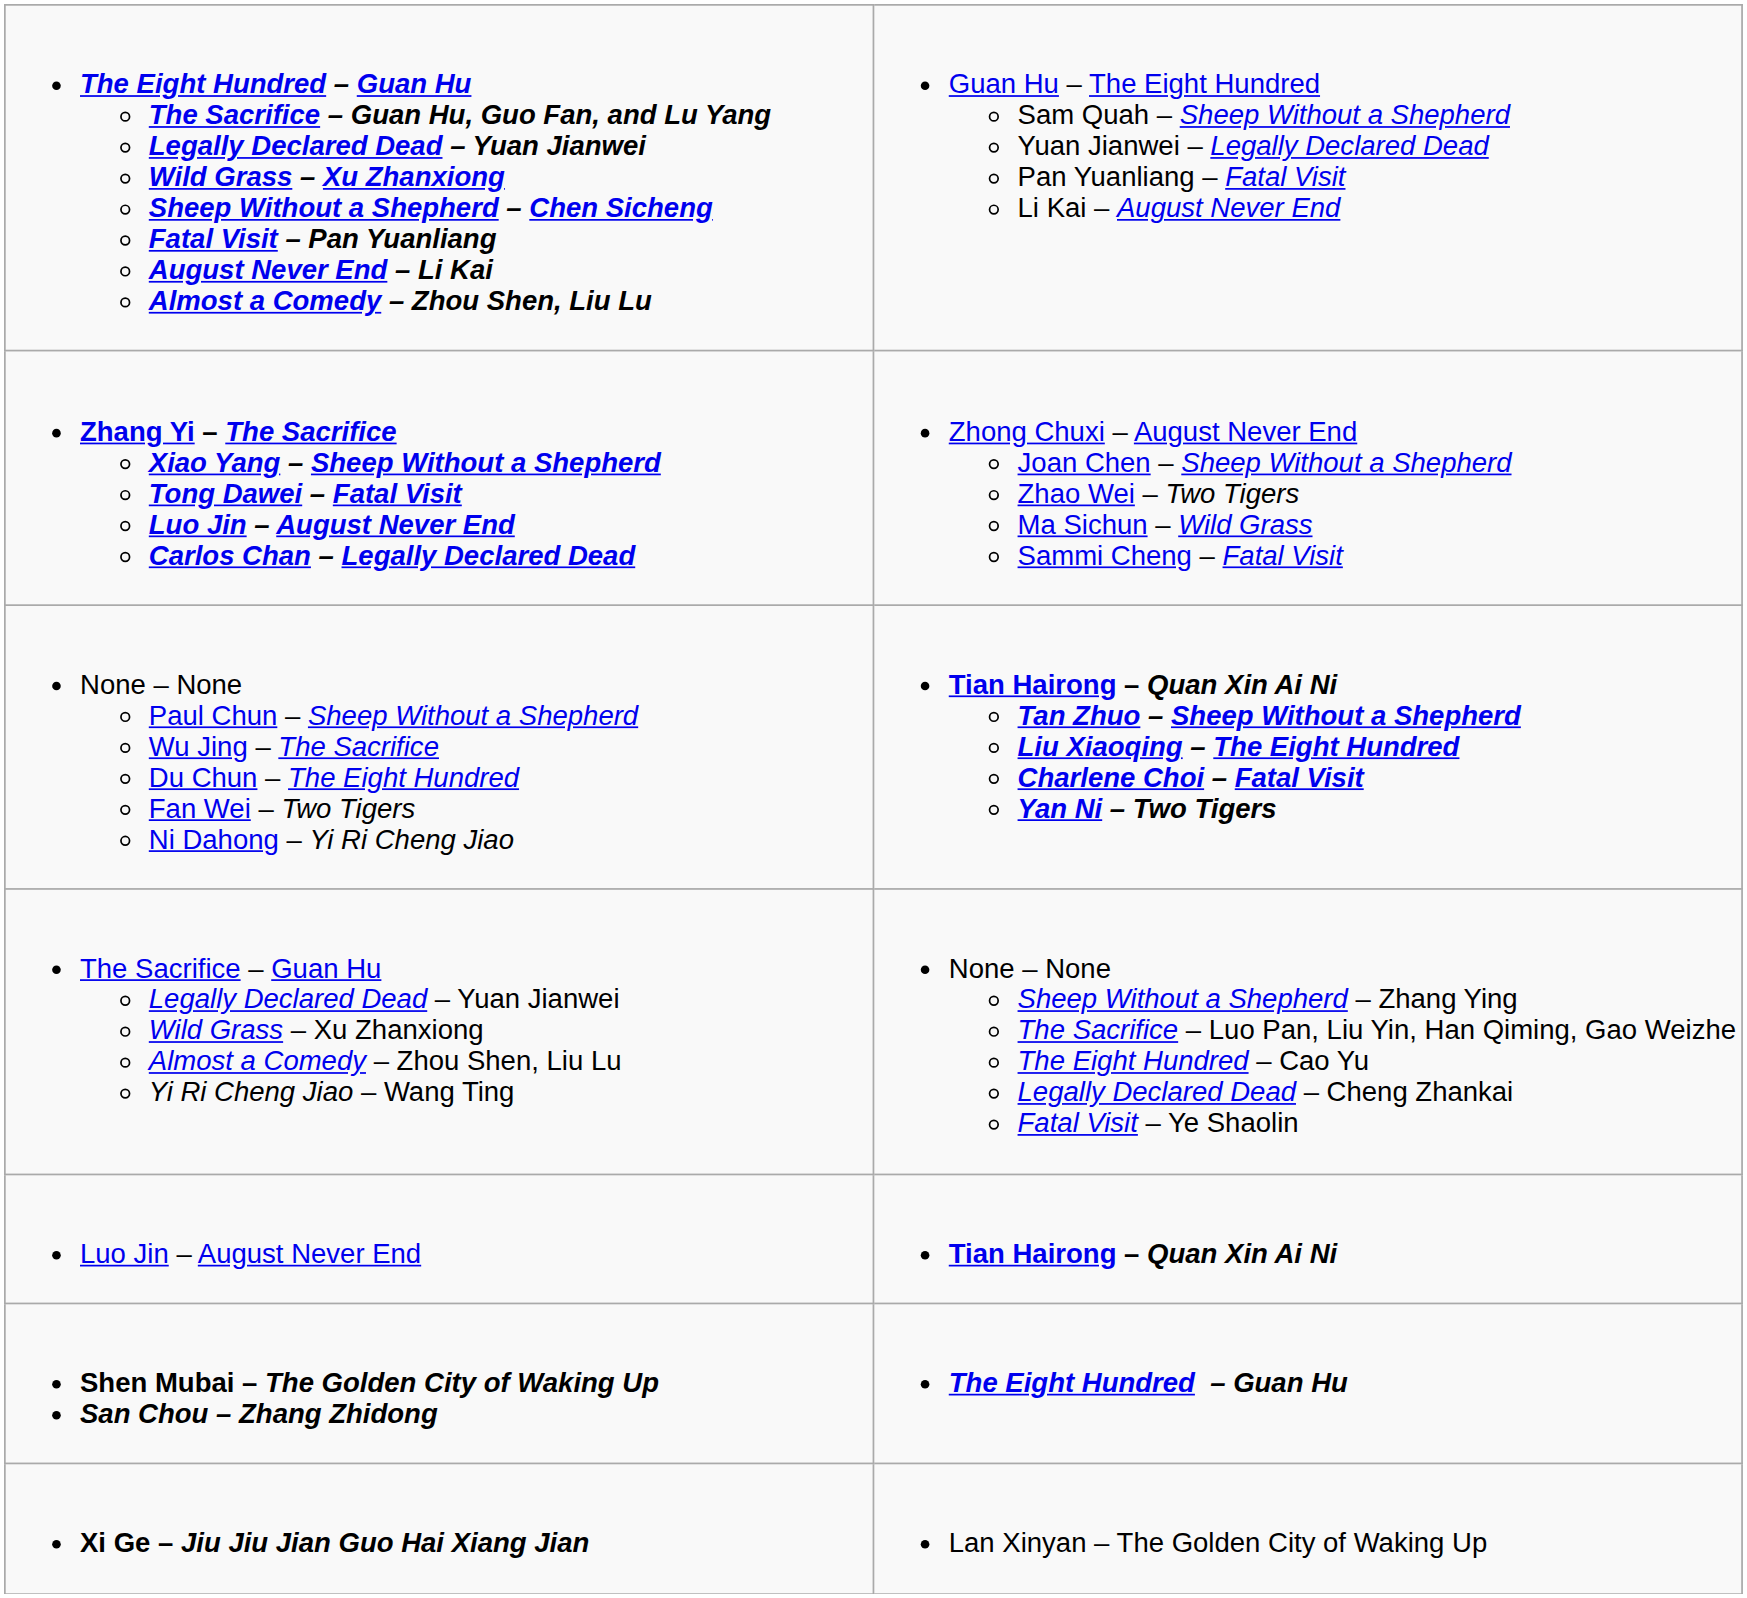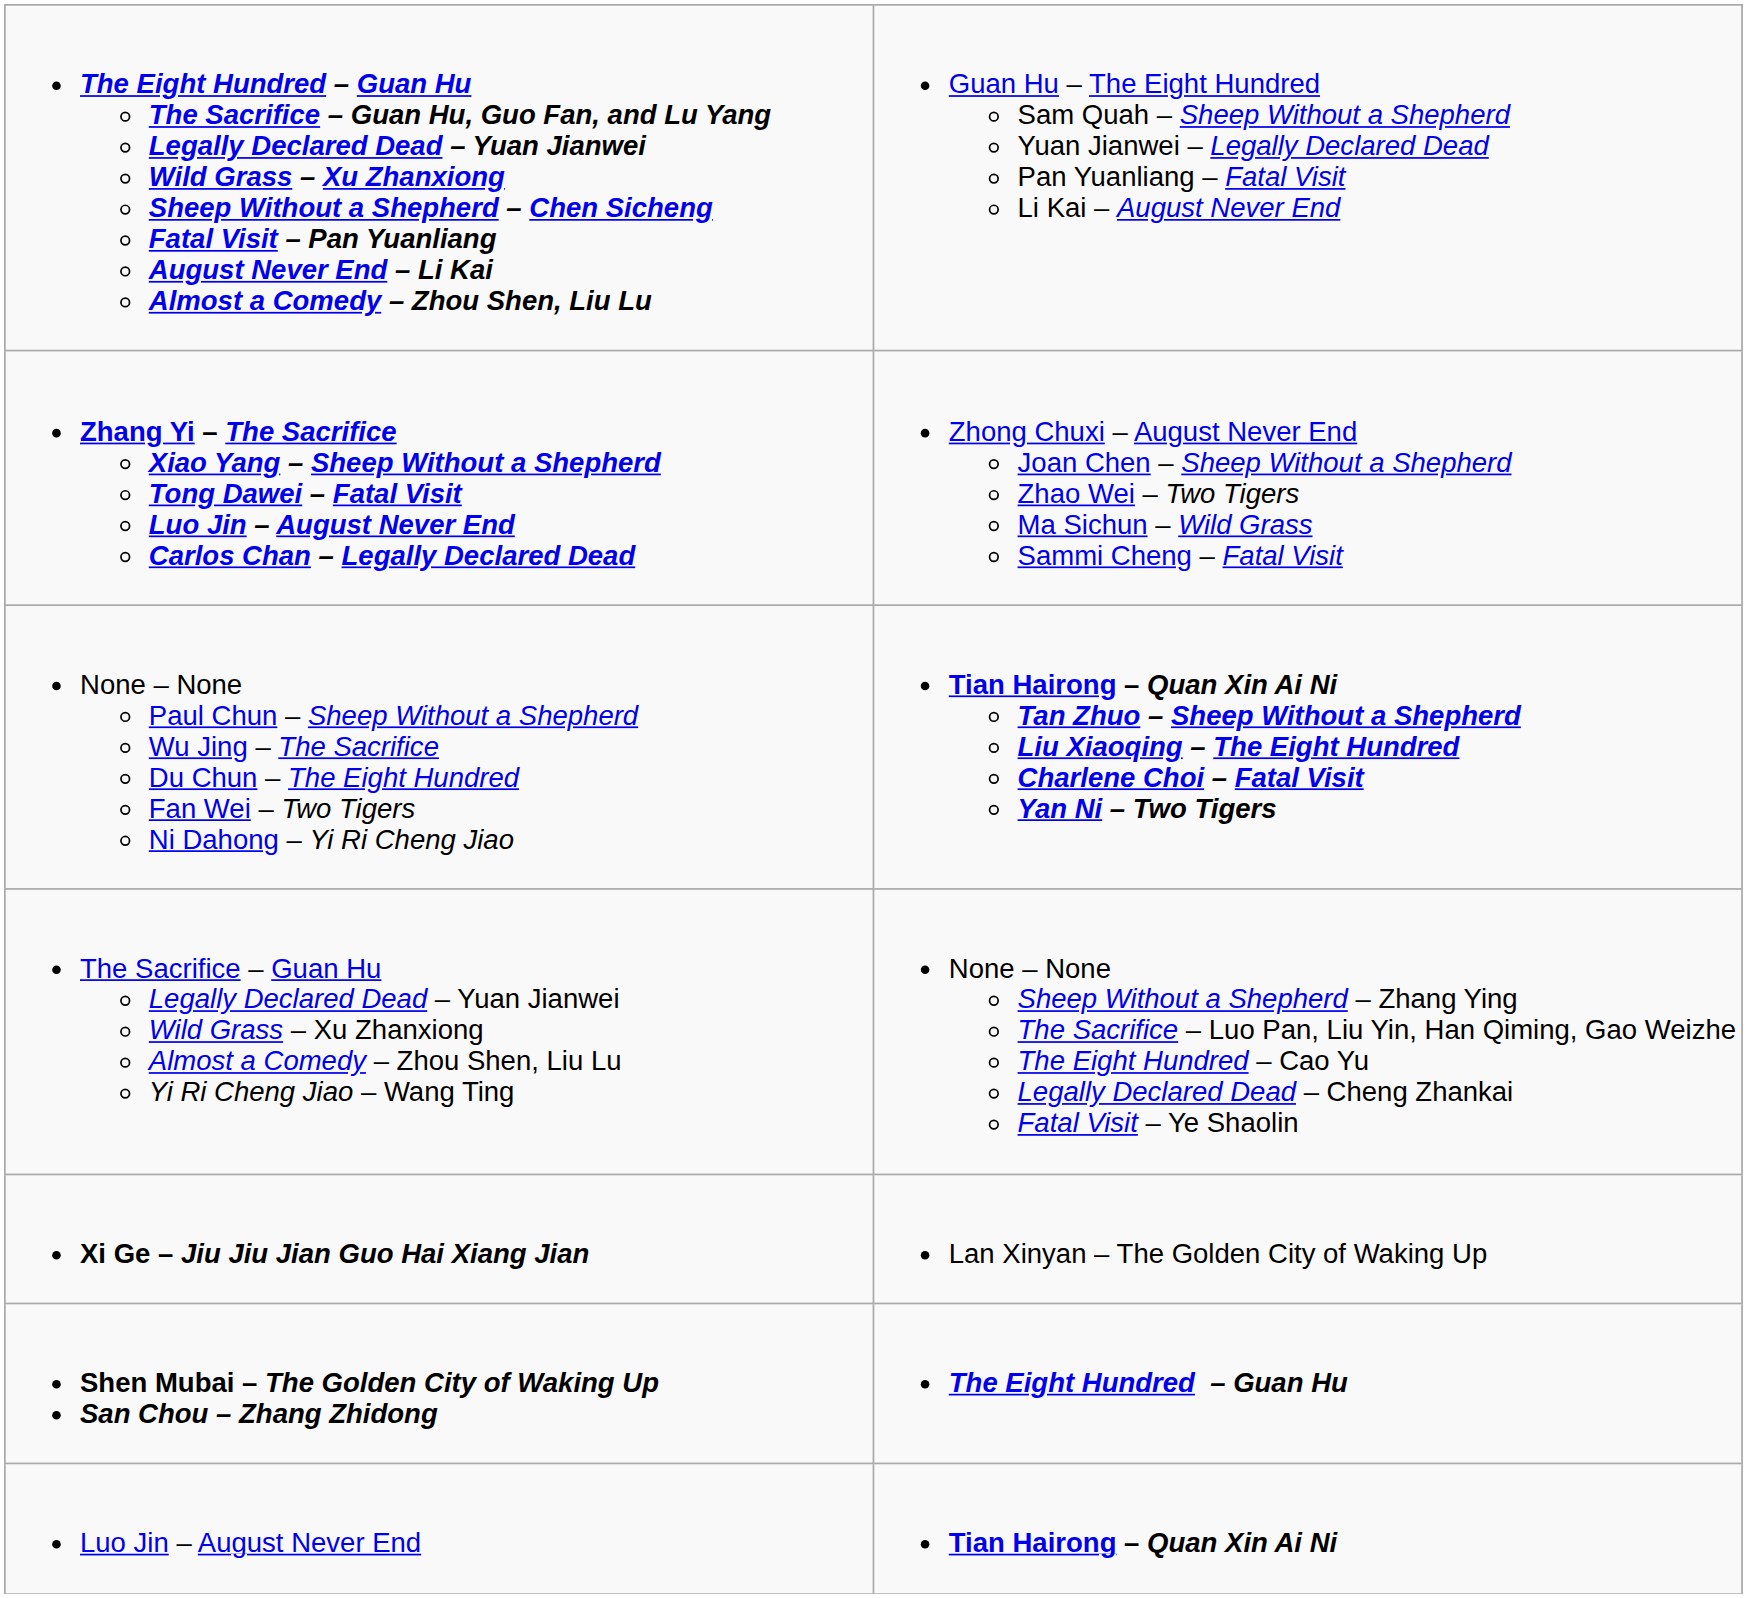rows swapped: (439, 1544) <-> (439, 1254)
